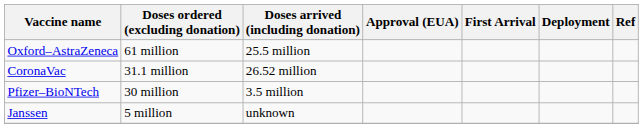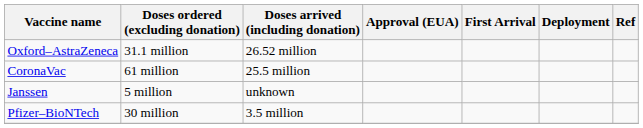(151, 50) 61 million -> (156, 50) 31.1 million
(278, 50) 25.5 million -> (281, 50) 26.52 million
(156, 71) 31.1 million -> (151, 71) 61 million
(281, 71) 26.52 million -> (278, 71) 25.5 million
rows swapped: (27, 112) <-> (53, 92)
